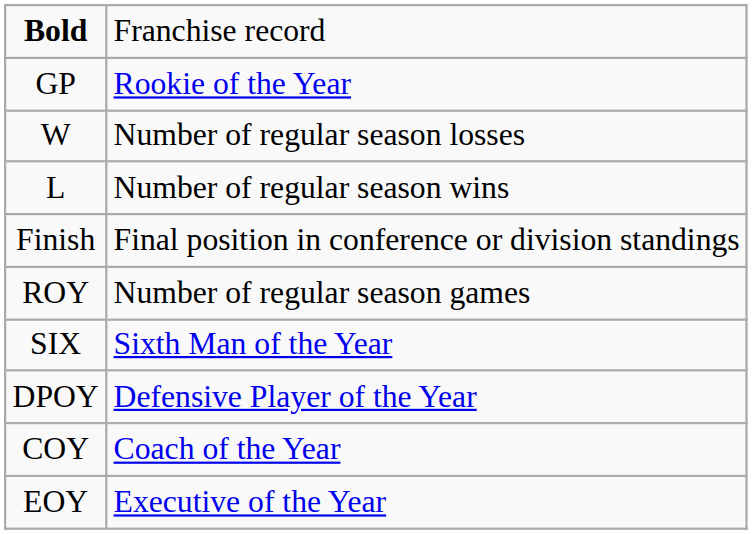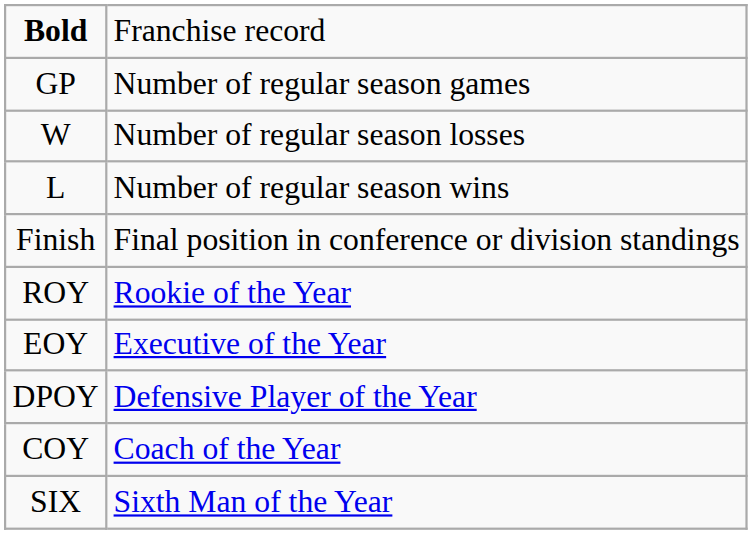(232, 83) Rookie of the Year -> (322, 83) Number of regular season games
(322, 292) Number of regular season games -> (232, 292) Rookie of the Year
rows swapped: (56, 344) <-> (56, 501)
